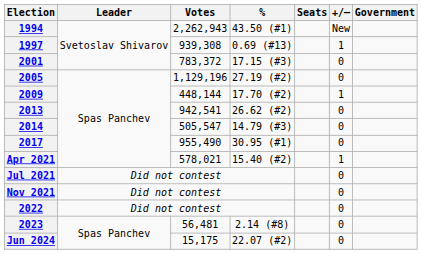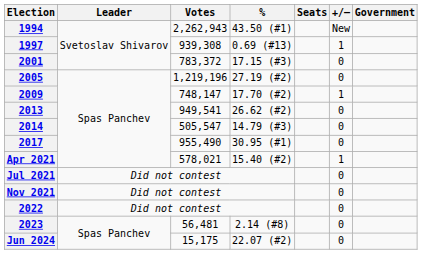(200, 78) 1,129,196 -> (200, 78) 1,219,196
(200, 94) 448,144 -> (200, 94) 748,147
(200, 110) 942,541 -> (200, 110) 949,541
